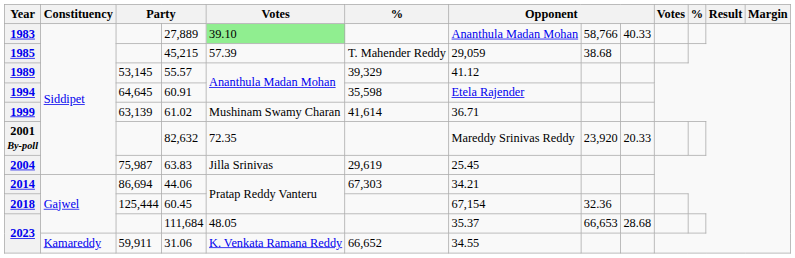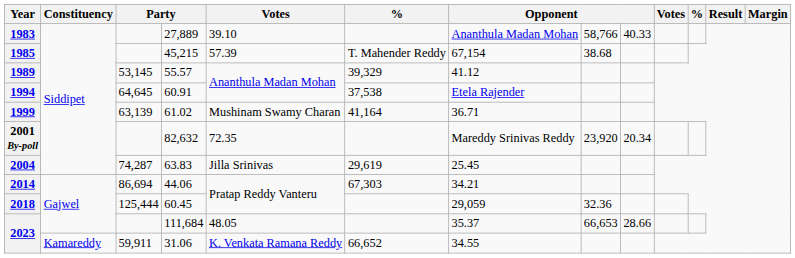(223, 33) lightgreen background -> (223, 33) no background
(468, 53) 29,059 -> (468, 53) 67,154
(365, 92) 35,598 -> (365, 92) 37,538
(365, 111) 41,614 -> (365, 111) 41,164
(637, 138) 20.33 -> (637, 138) 20.34
(135, 164) 75,987 -> (135, 164) 74,287
(468, 203) 67,154 -> (468, 203) 29,059
(637, 223) 28.68 -> (637, 223) 28.66
